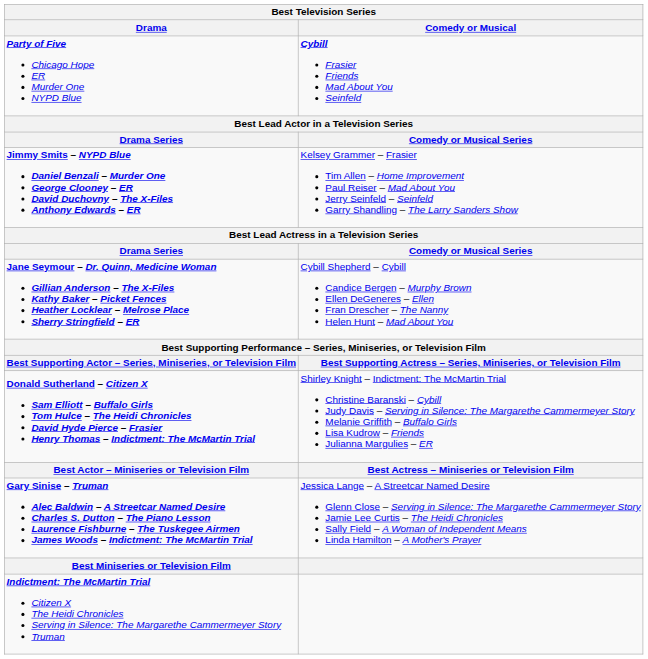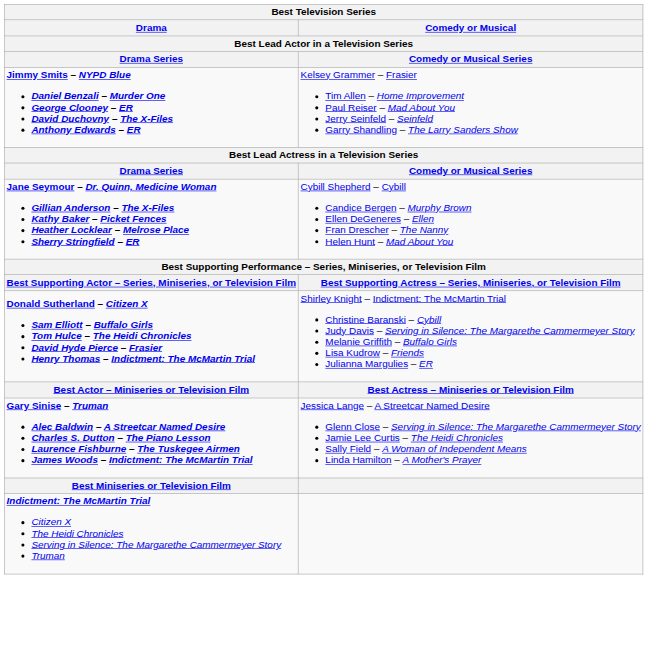- row: (151, 71)
